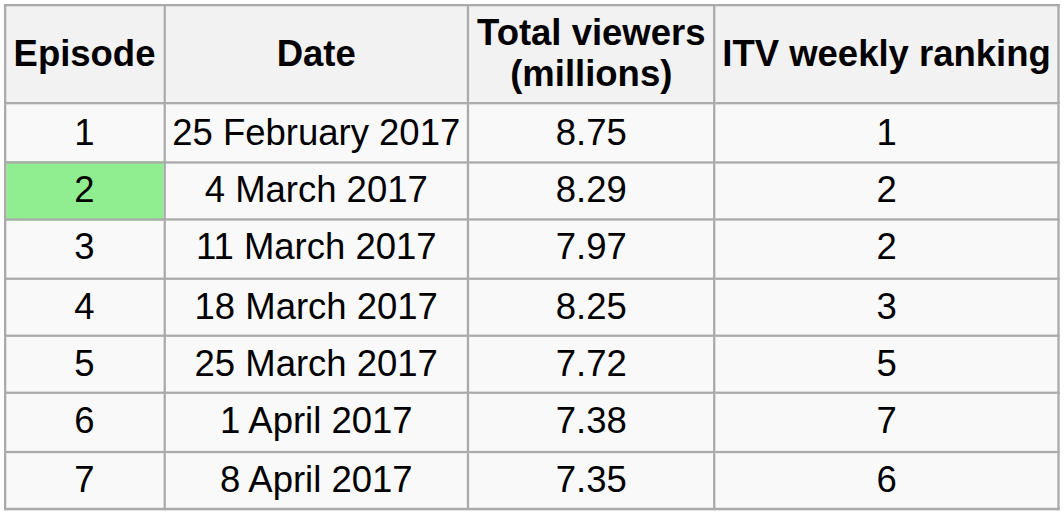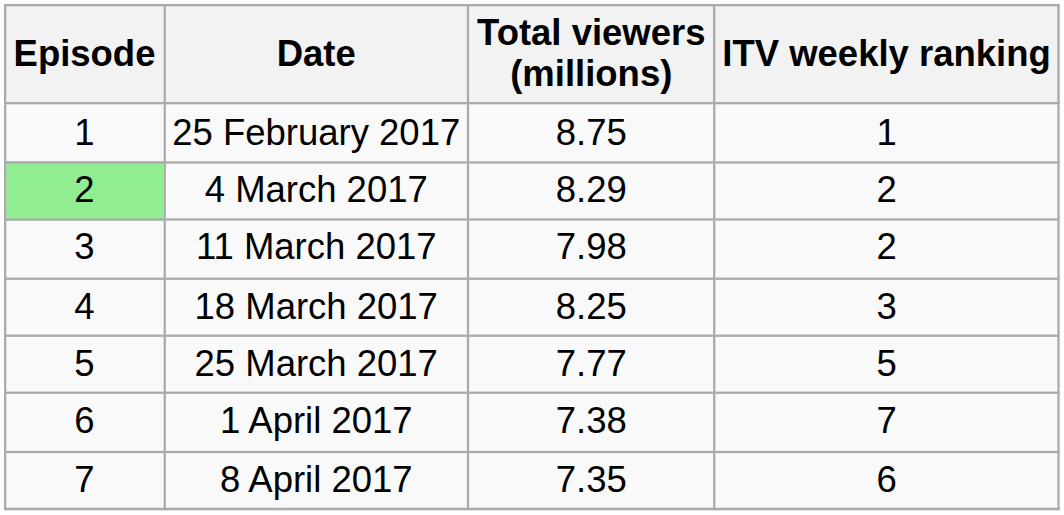(591, 248) 7.97 -> (591, 248) 7.98
(591, 363) 7.72 -> (591, 363) 7.77
